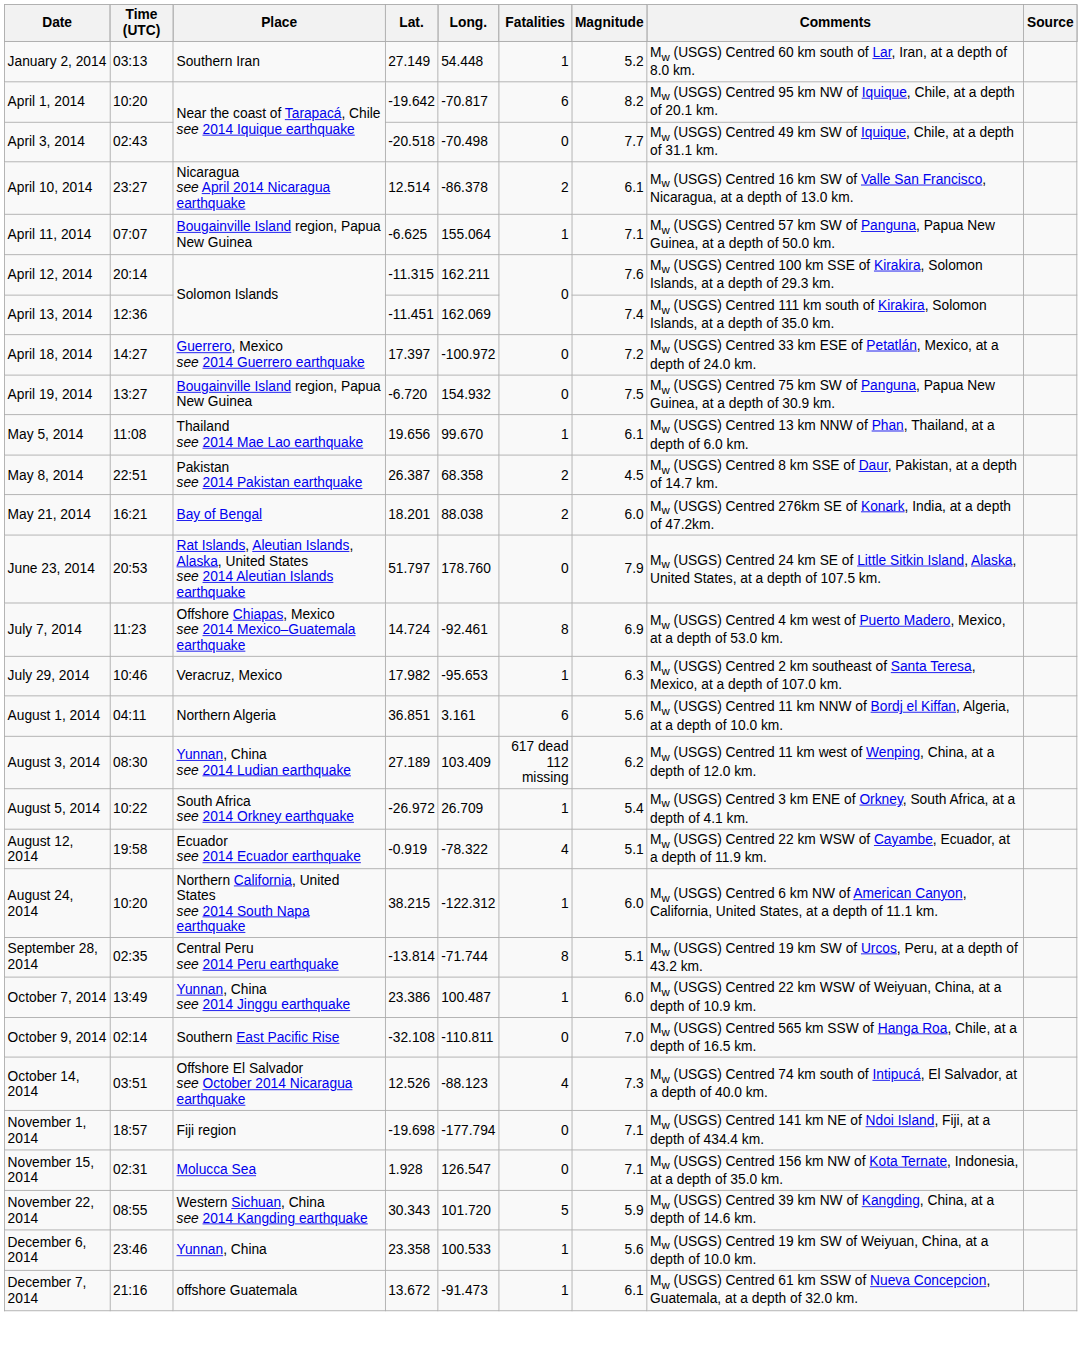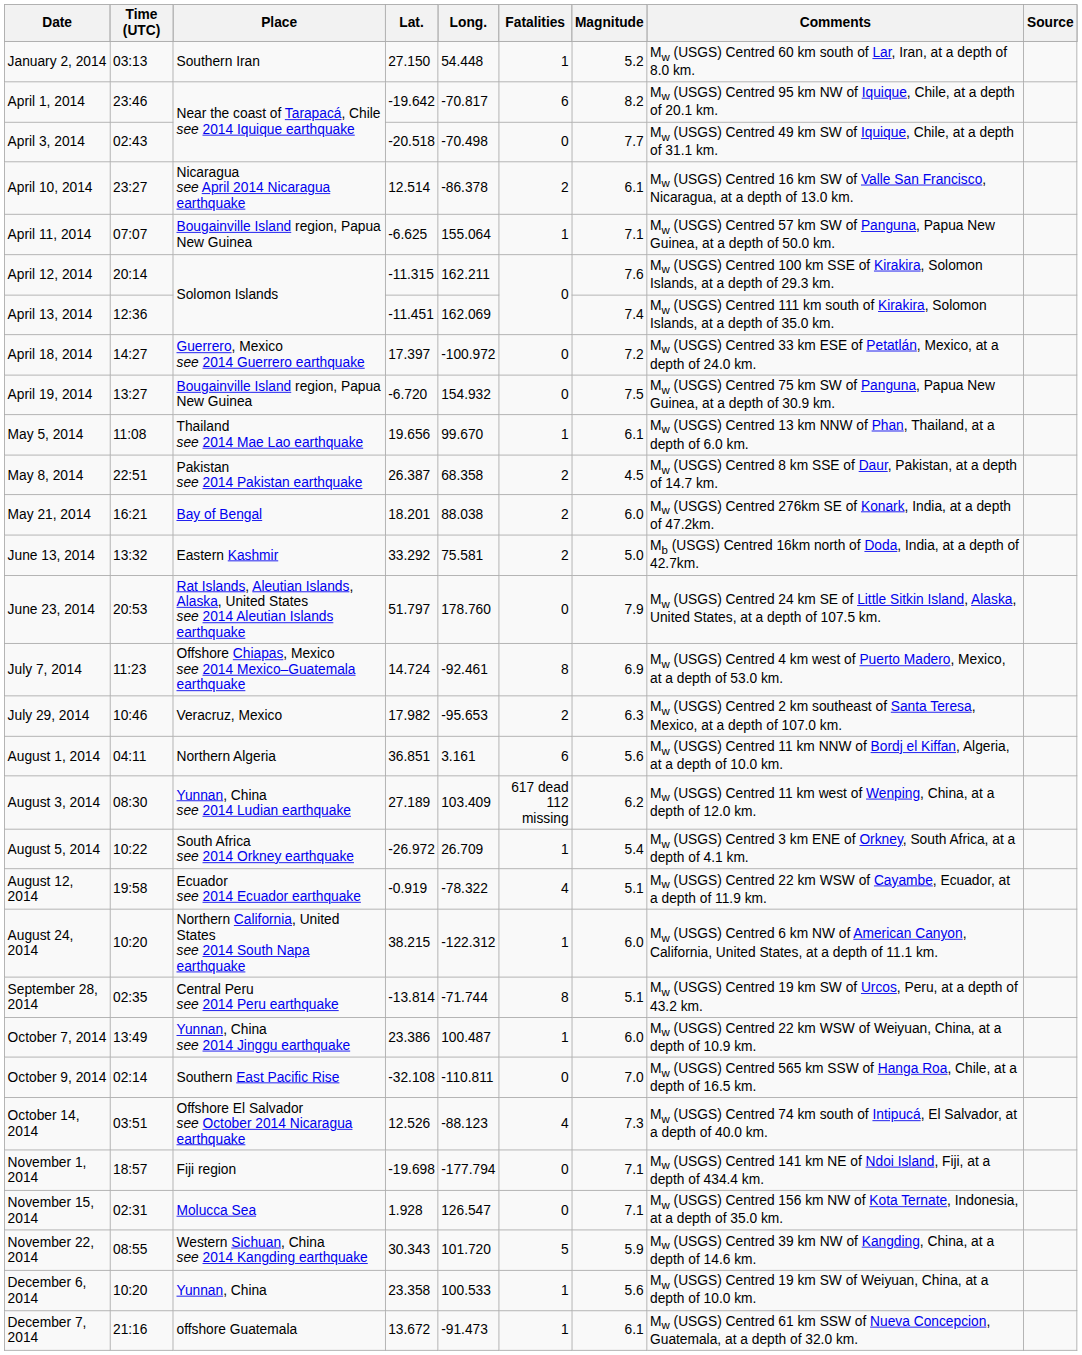(409, 61) 27.149 -> (409, 61) 27.150
(130, 101) 10:20 -> (130, 101) 23:46
+ row: (51, 555)
(565, 676) 1 -> (565, 716) 2
(130, 1250) 23:46 -> (130, 1290) 10:20
